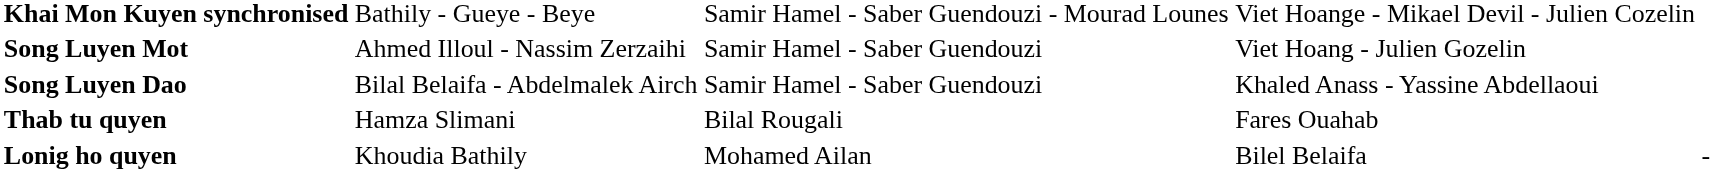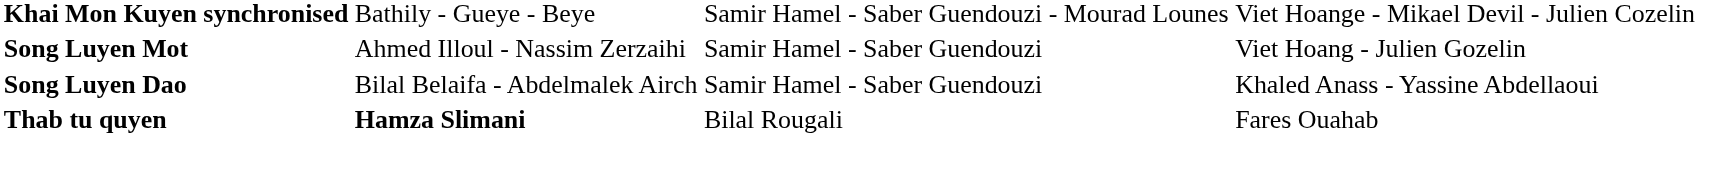(435, 120) normal -> (440, 120) bold
- row: (90, 155)
